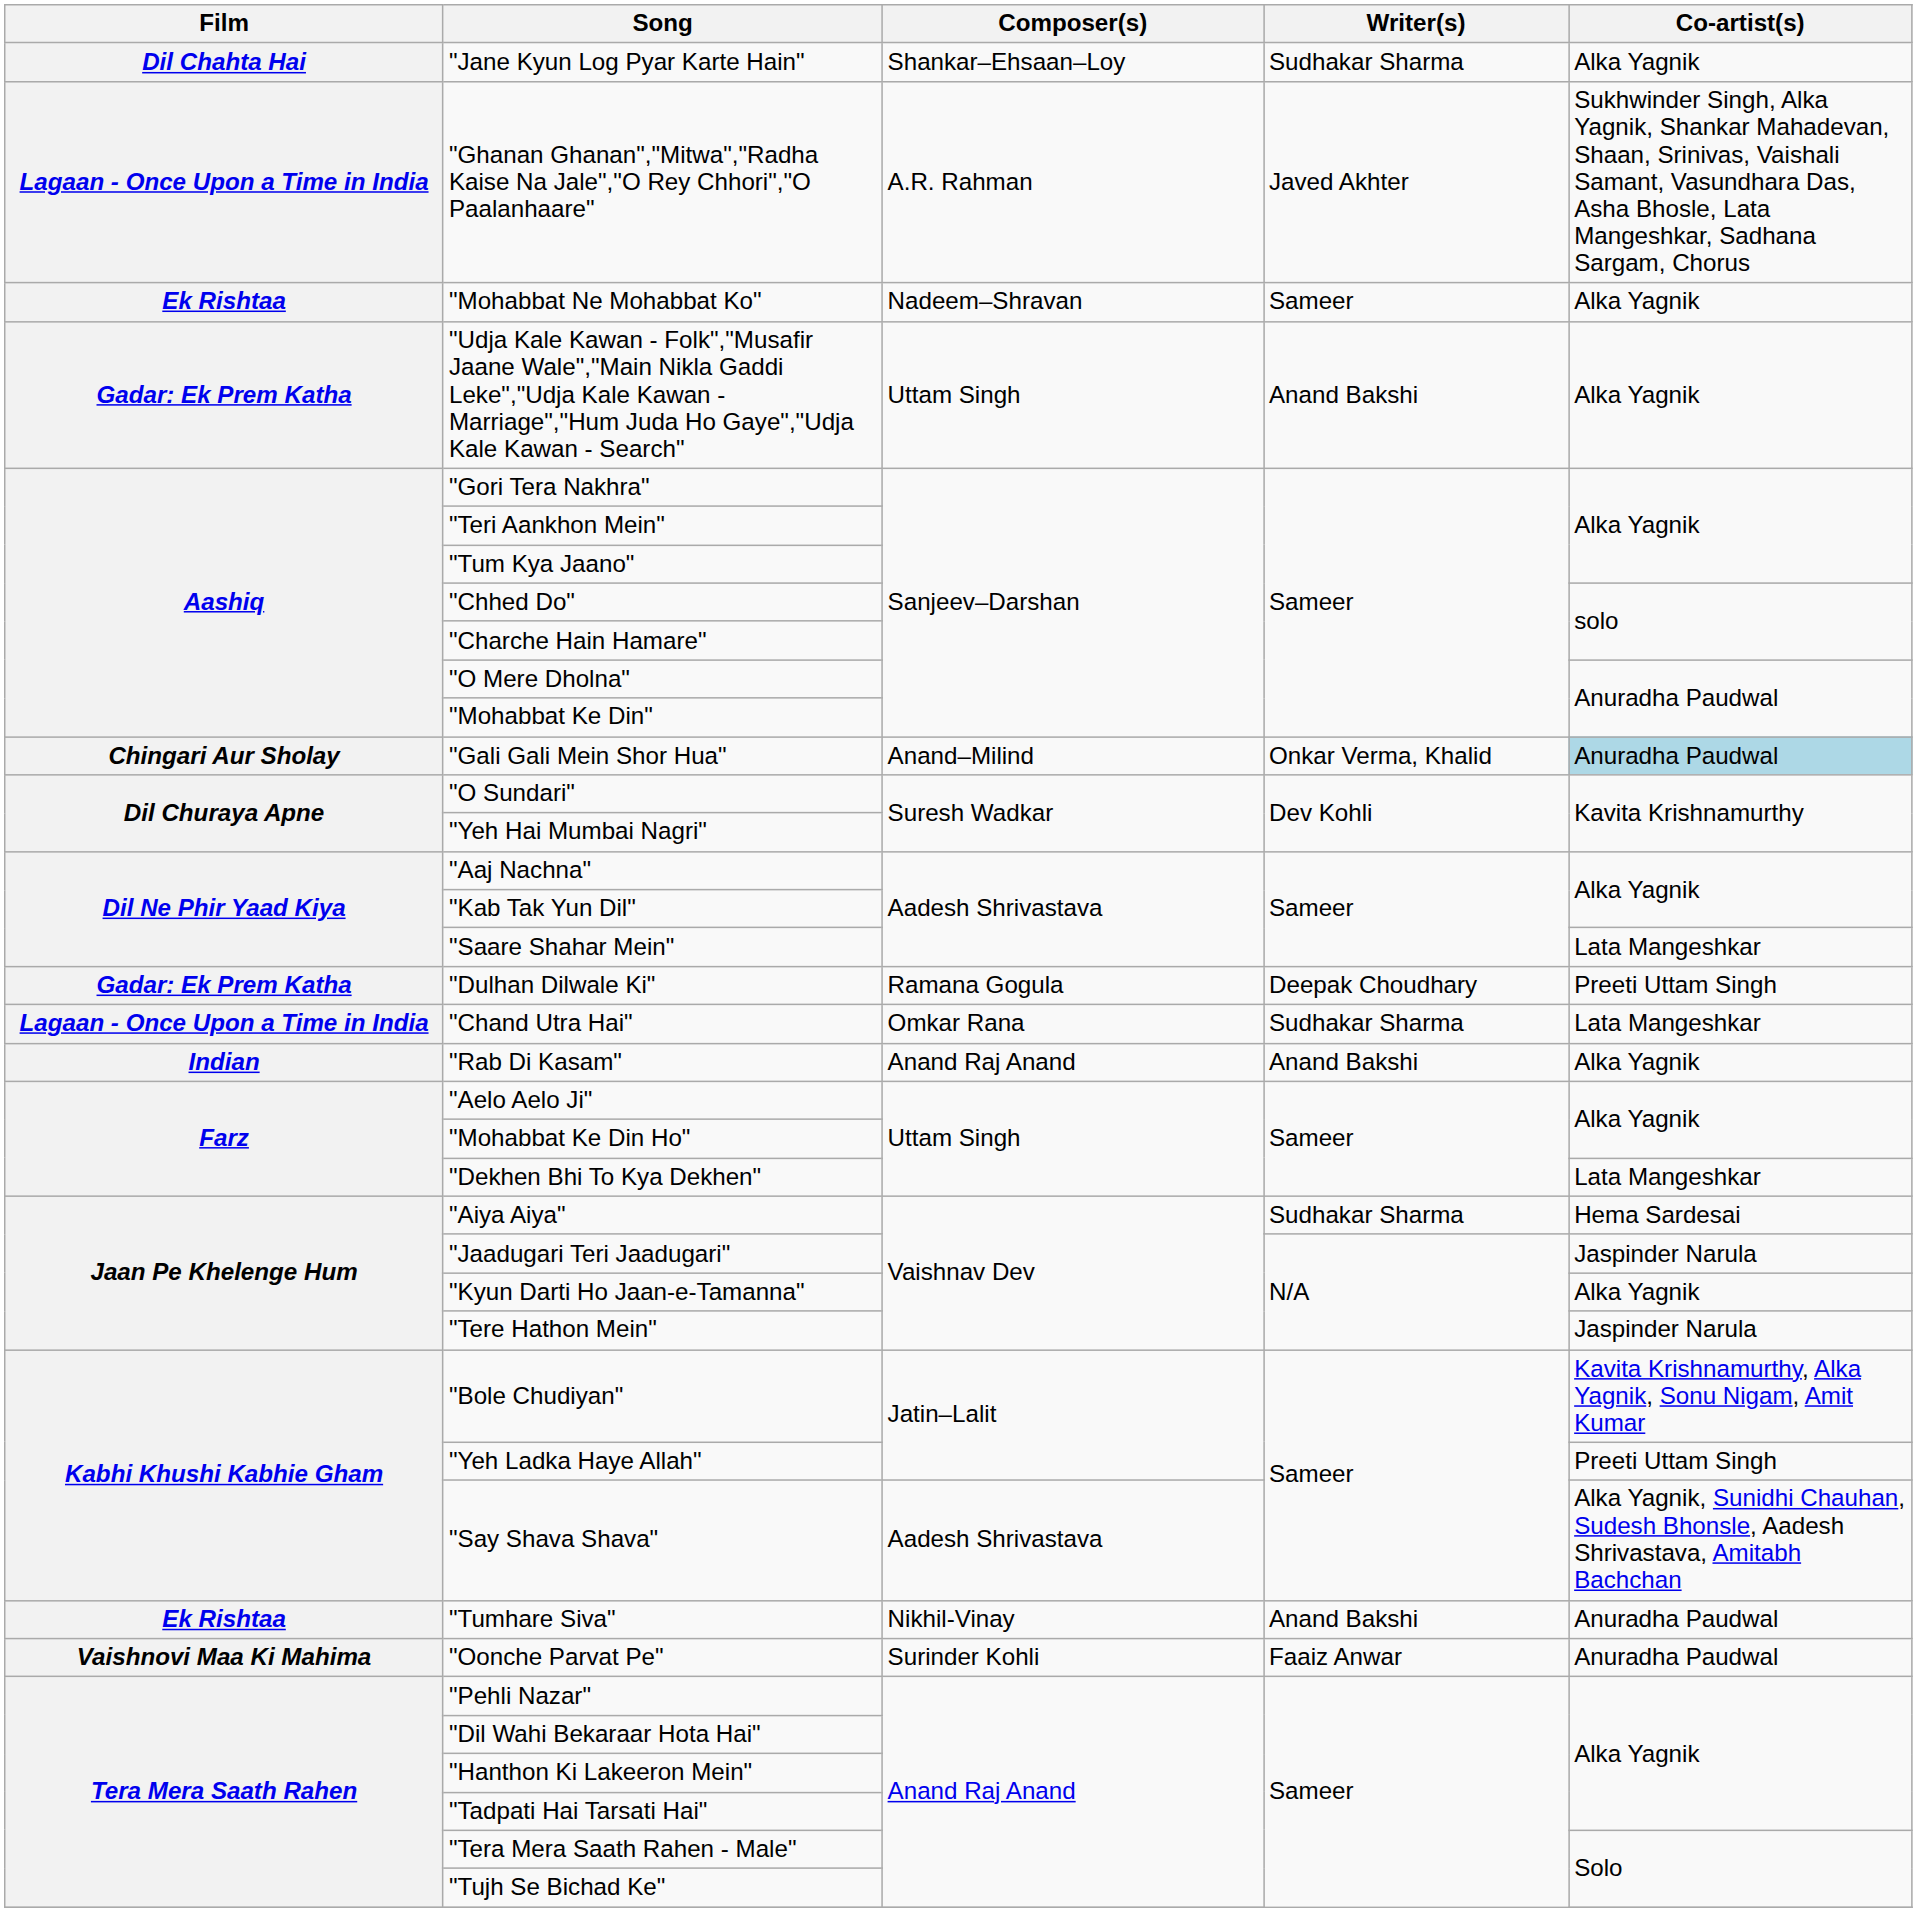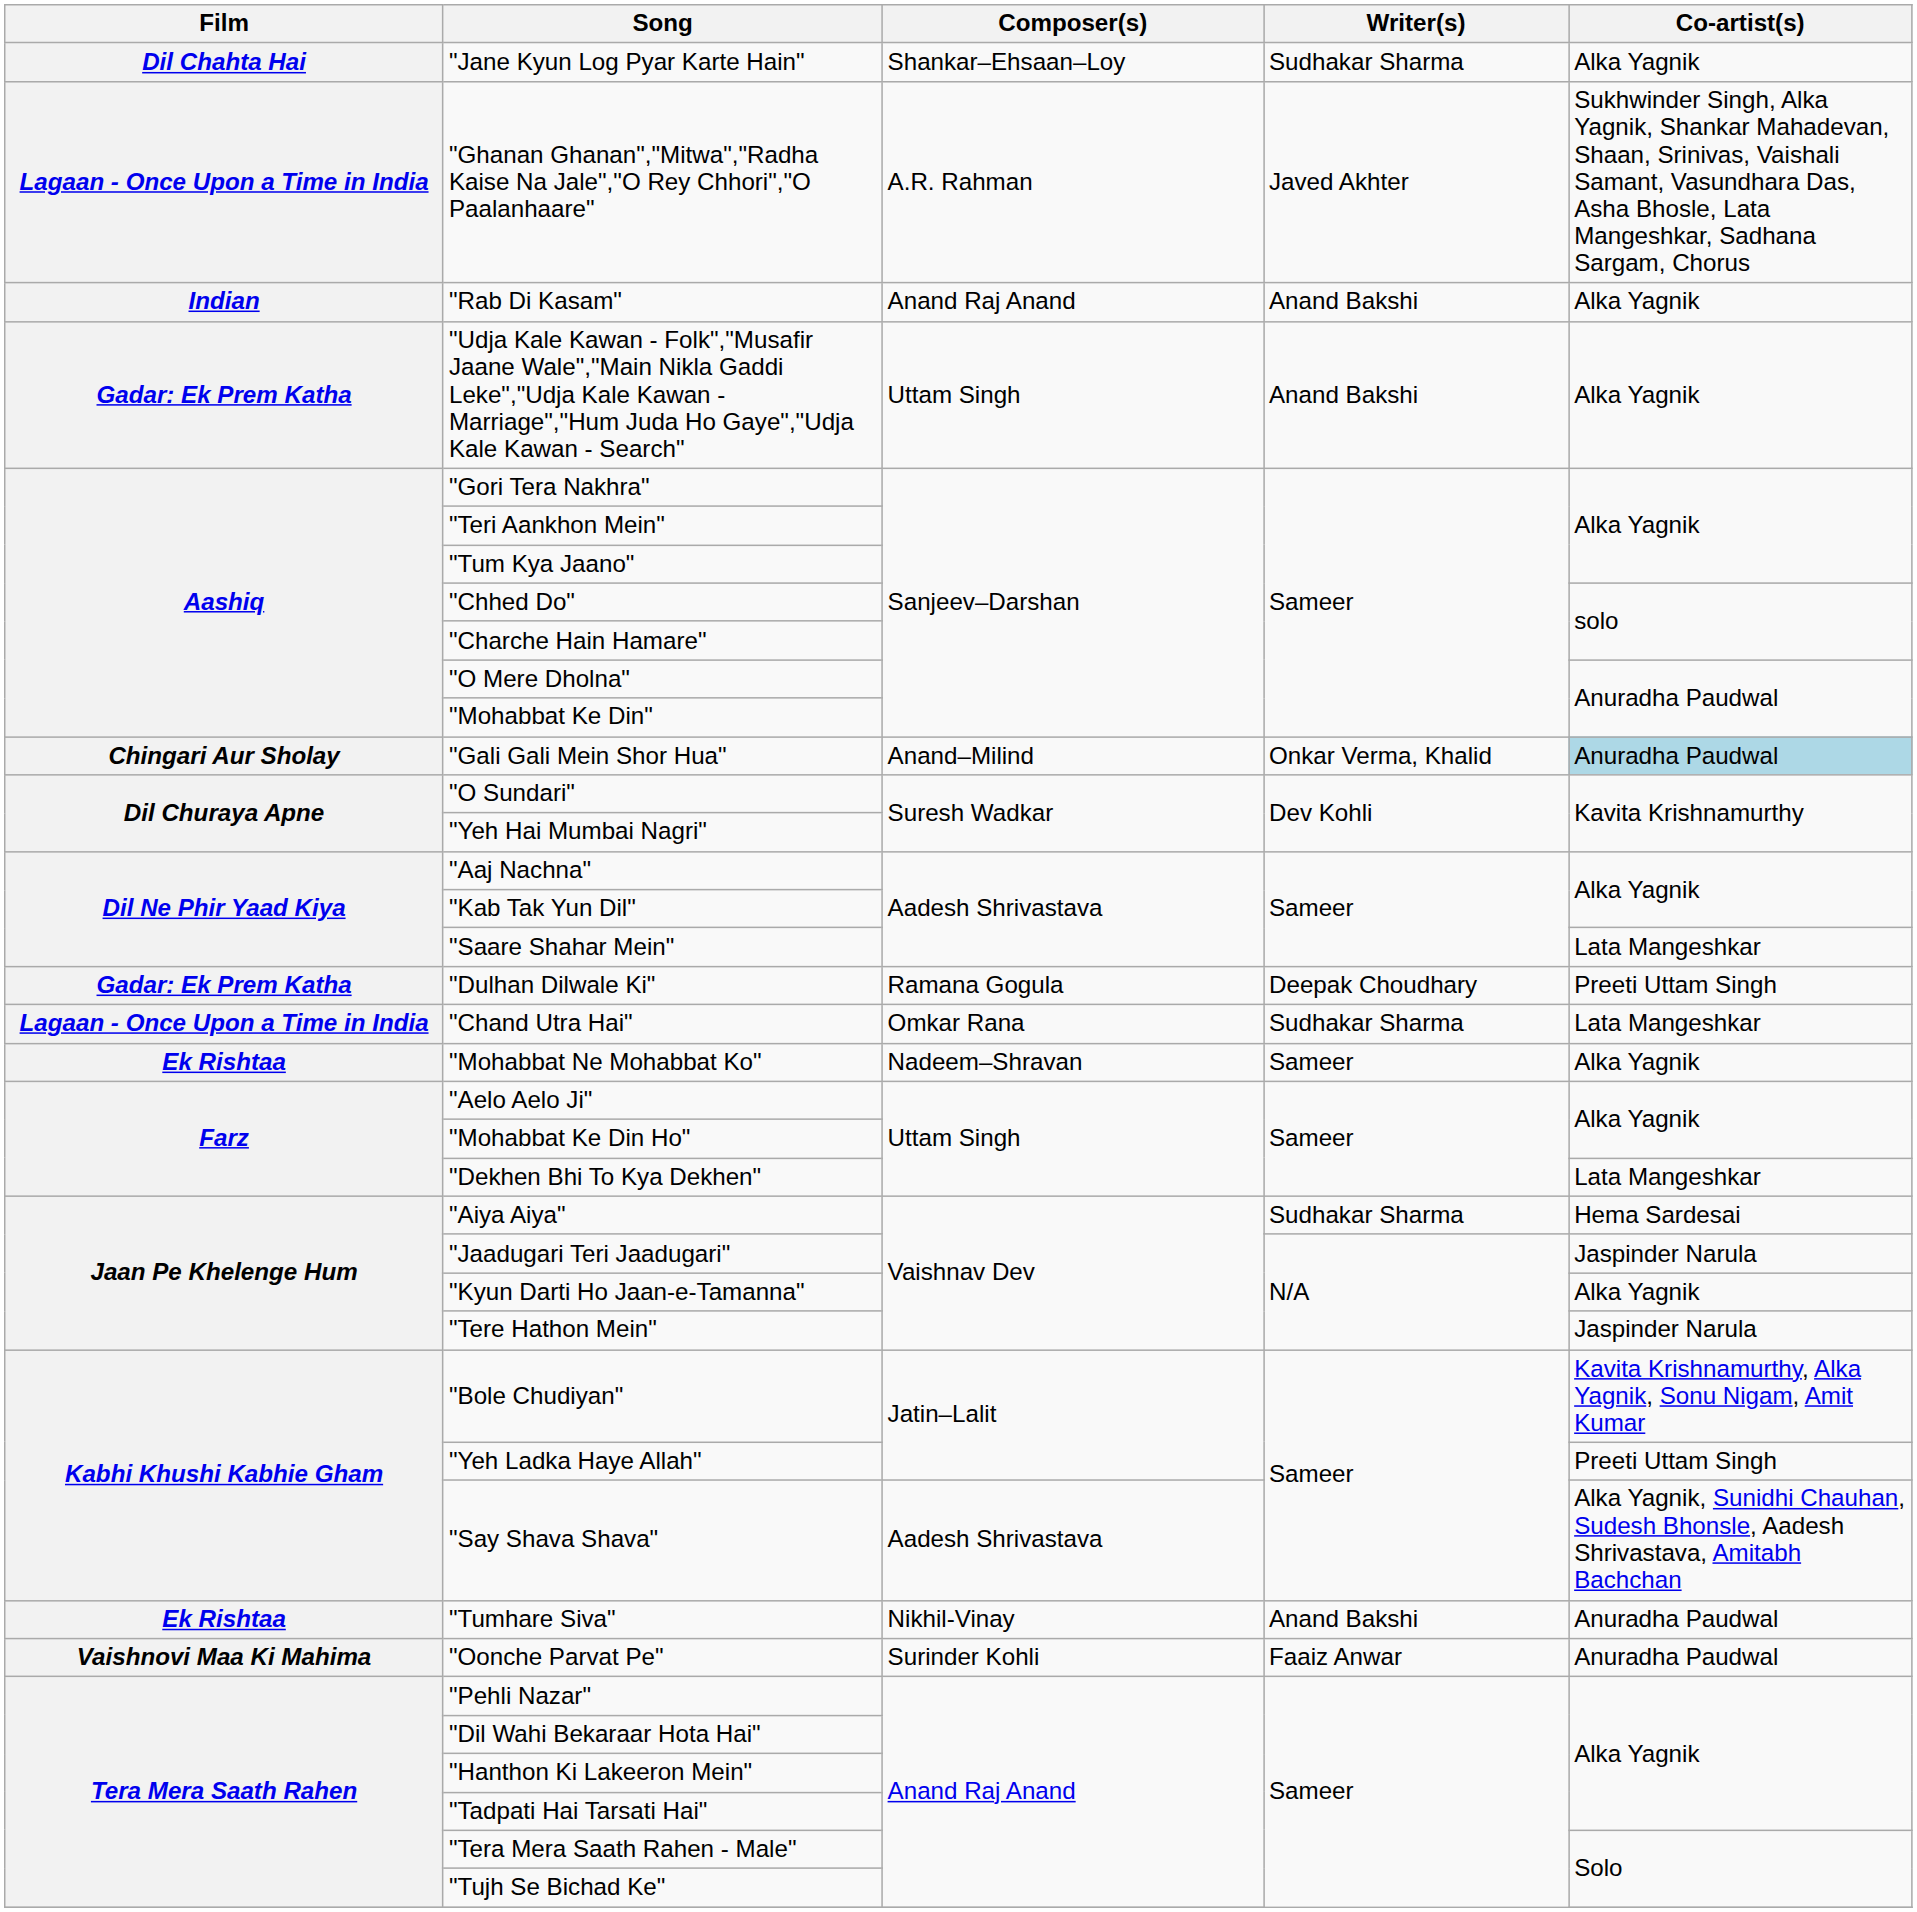rows swapped: (535, 1061) <-> (605, 301)
